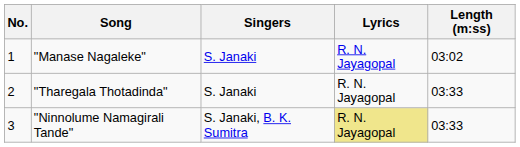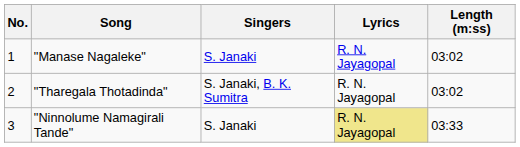(230, 91) S. Janaki -> (247, 91) S. Janaki, B. K. Sumitra
(447, 91) 03:33 -> (447, 91) 03:02
(247, 125) S. Janaki, B. K. Sumitra -> (230, 125) S. Janaki
